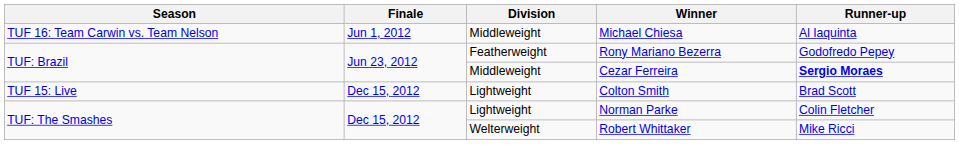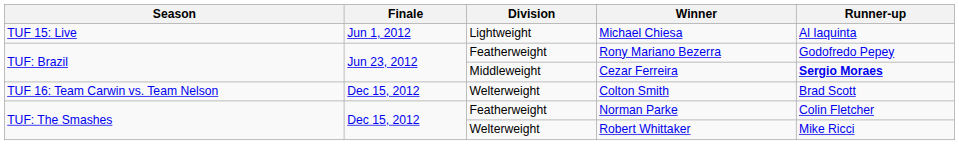(113, 33) TUF 16: Team Carwin vs. Team Nelson -> (42, 33) TUF 15: Live
(505, 33) Middleweight -> (500, 33) Lightweight
(42, 91) TUF 15: Live -> (113, 91) TUF 16: Team Carwin vs. Team Nelson
(500, 91) Lightweight -> (505, 91) Welterweight
(500, 110) Lightweight -> (508, 110) Featherweight
